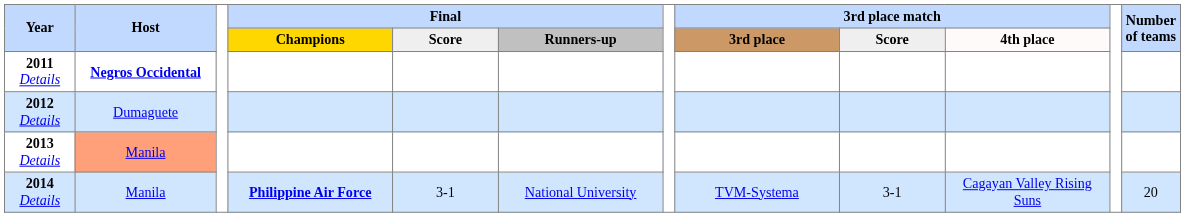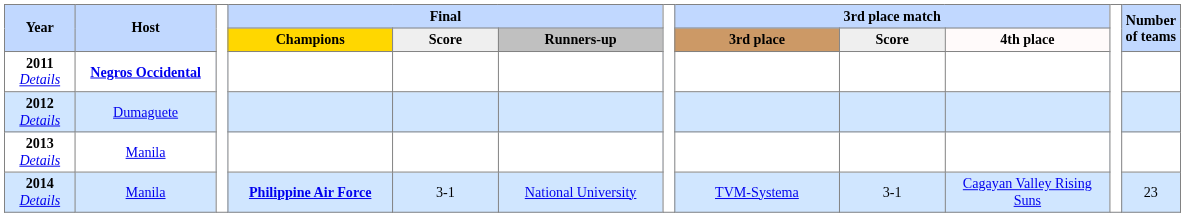(146, 151) lightsalmon background -> (146, 151) no background
(1151, 192) 20 -> (1151, 192) 23
